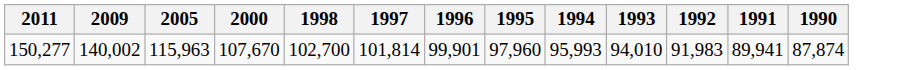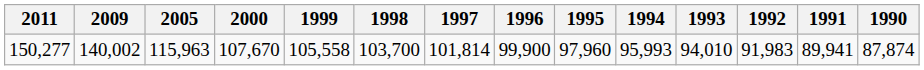+ column: (319, 19)
(319, 49) 102,700 -> (389, 49) 103,700
(455, 49) 99,901 -> (525, 49) 99,900
